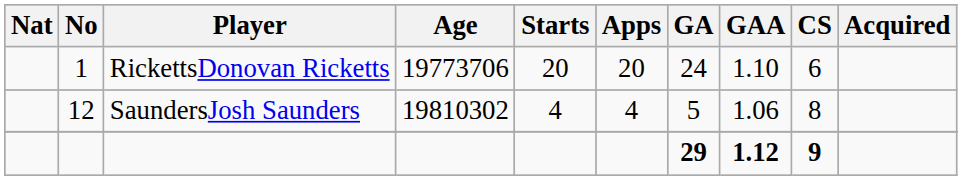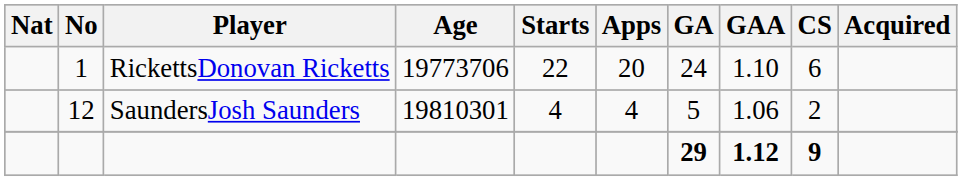(555, 68) 20 -> (555, 68) 22
(455, 110) 19810302 -> (455, 110) 19810301
(815, 110) 8 -> (815, 110) 2
